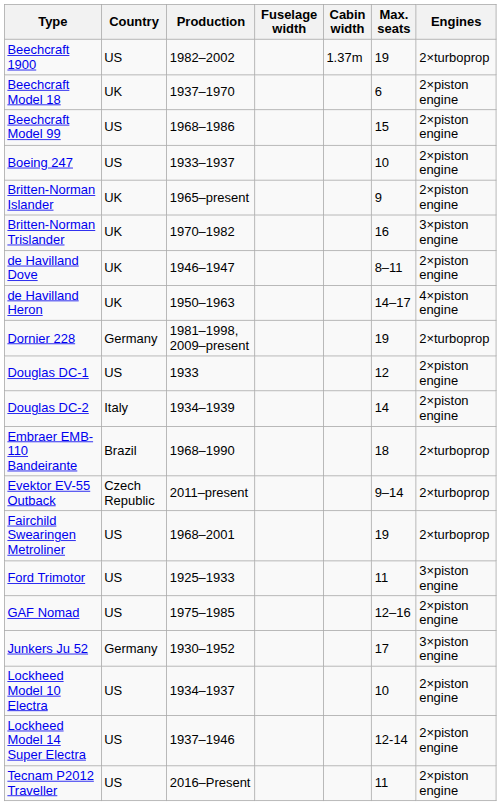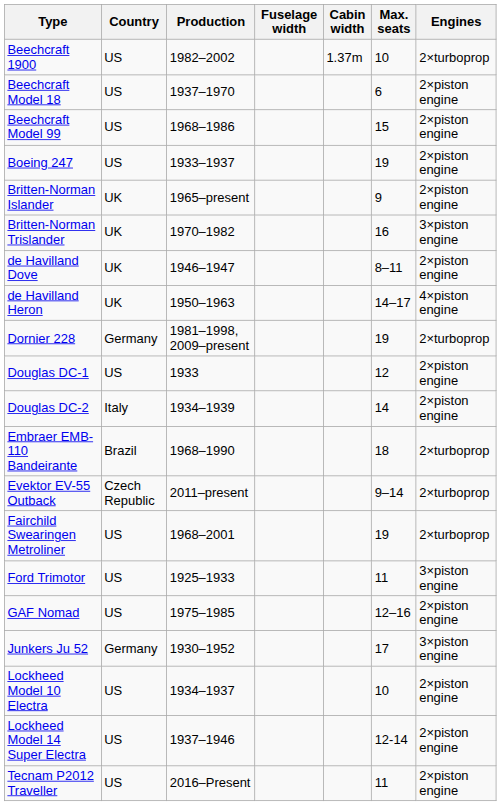(382, 57) 19 -> (382, 57) 10
(113, 92) UK -> (113, 92) US
(382, 162) 10 -> (382, 162) 19
